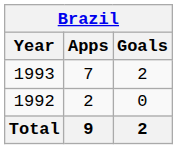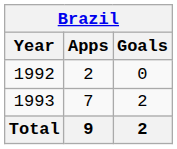rows swapped: (34, 102) <-> (34, 74)
